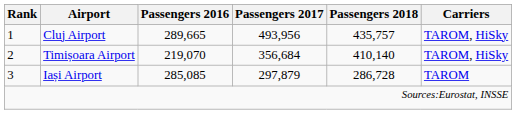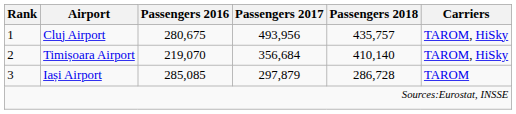(185, 34) 289,665 -> (185, 34) 280,675
